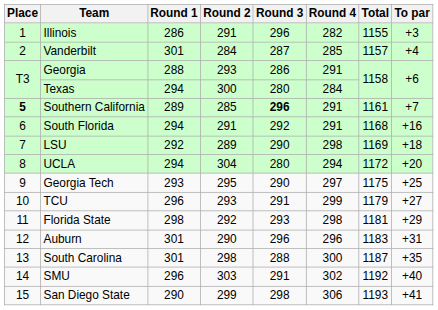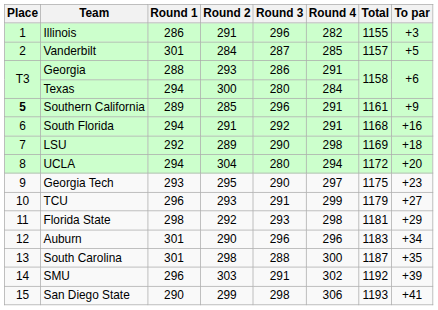(412, 51) +4 -> (412, 51) +5
(280, 107) bold -> (280, 107) normal
(412, 107) +7 -> (412, 107) +9
(412, 182) +25 -> (412, 182) +23
(412, 239) +31 -> (412, 239) +34
(412, 276) +40 -> (412, 276) +39
